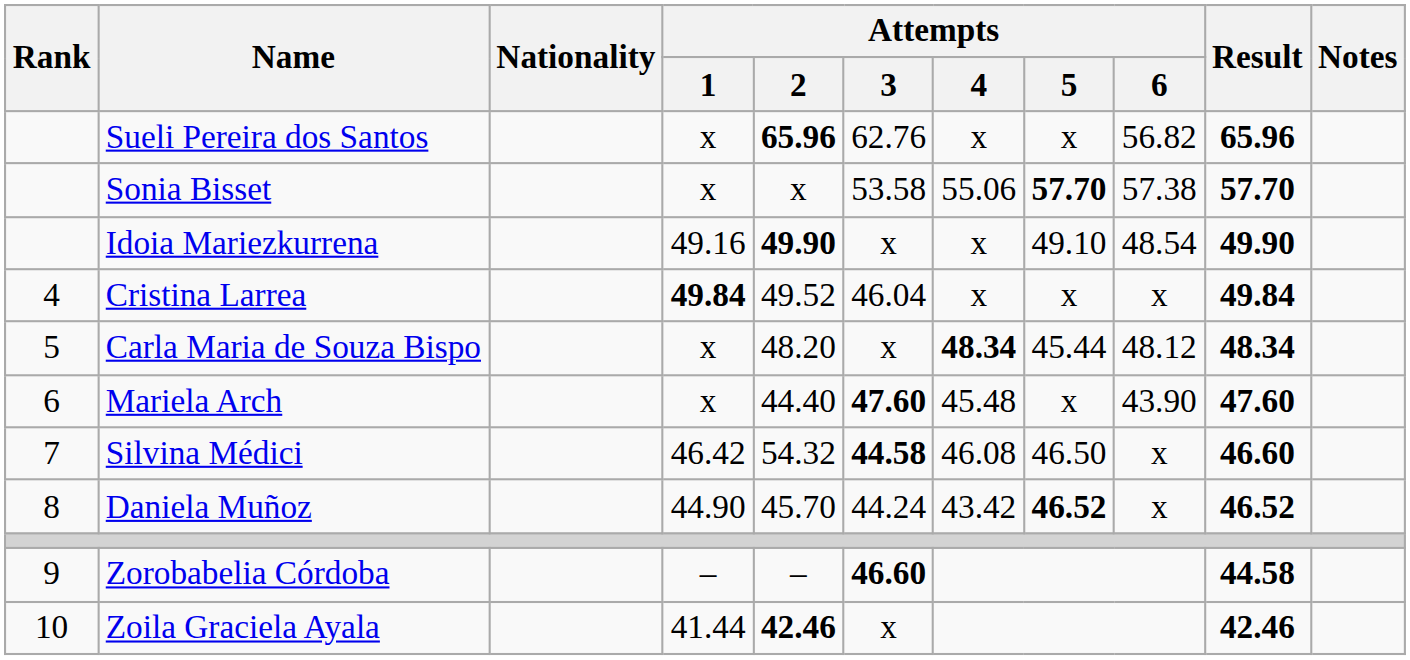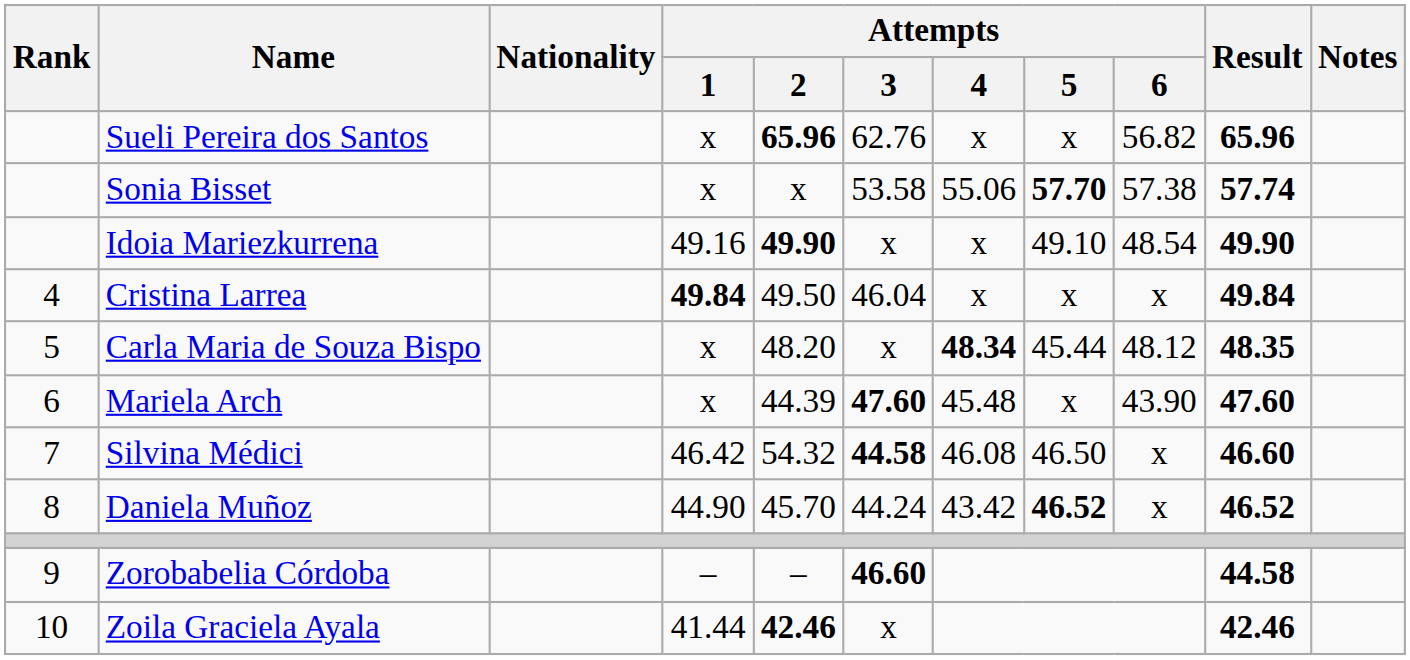(1257, 189) 57.70 -> (1257, 189) 57.74
(798, 294) 49.52 -> (798, 294) 49.50
(1257, 347) 48.34 -> (1257, 347) 48.35
(798, 400) 44.40 -> (798, 400) 44.39
